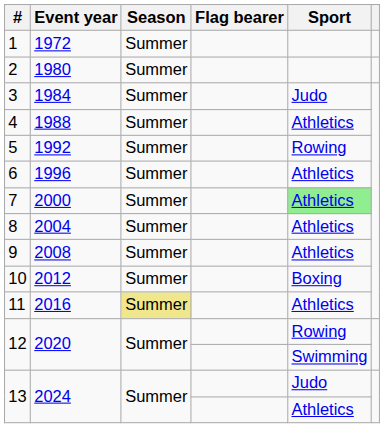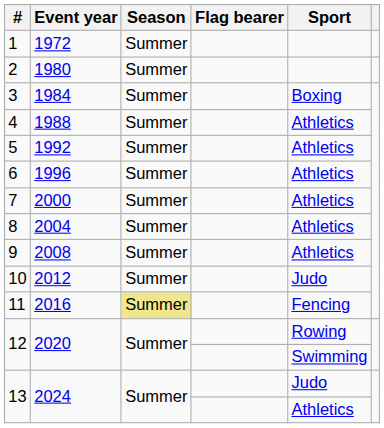(309, 95) Judo -> (317, 95) Boxing
(319, 148) Rowing -> (323, 148) Athletics
(323, 200) lightgreen background -> (323, 200) no background
(317, 278) Boxing -> (309, 278) Judo
(323, 305) Athletics -> (321, 305) Fencing
